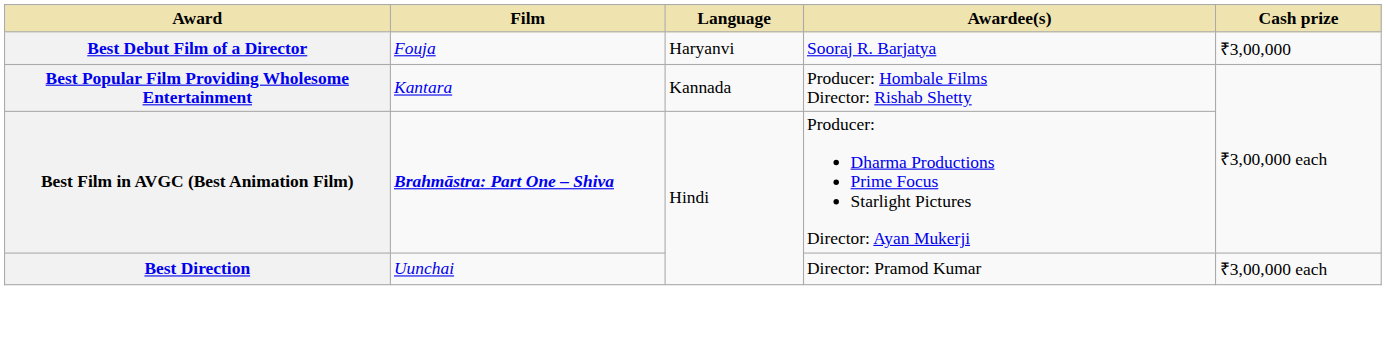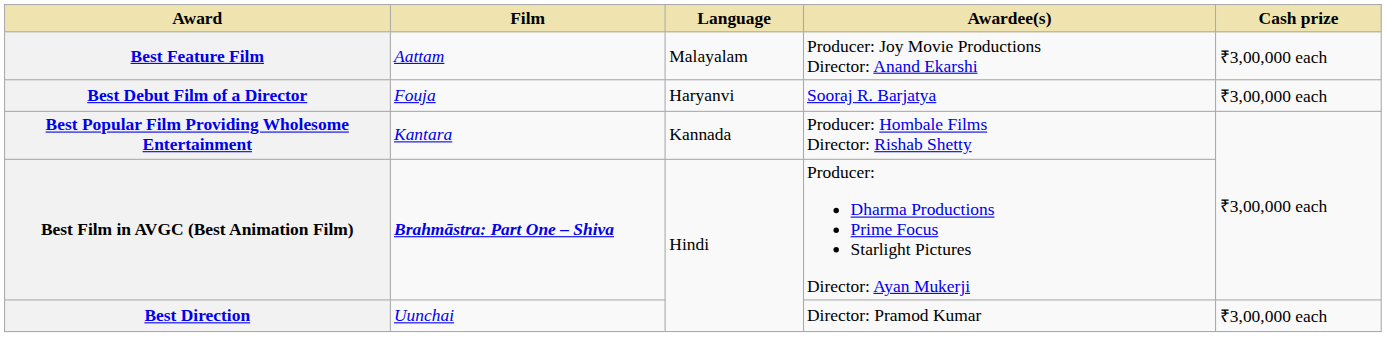+ row: (197, 55)
(1255, 49) ₹3,00,000 -> (1274, 96) ₹3,00,000 each
